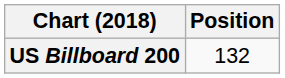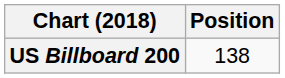(232, 55) 132 -> (232, 55) 138
